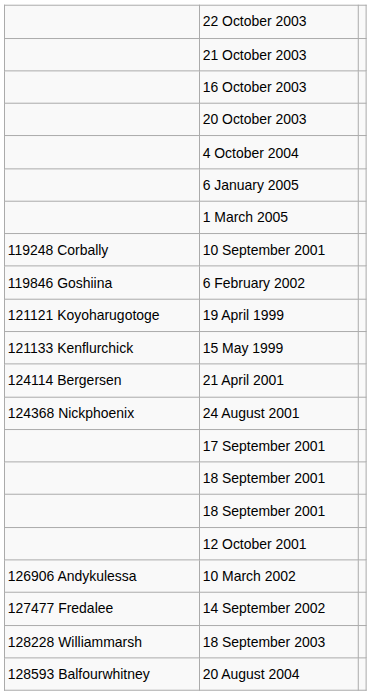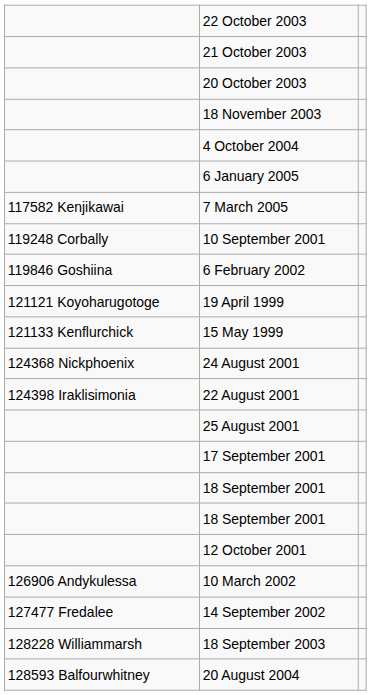- row: (102, 87)
+ row: (102, 114)
- row: (102, 217)
+ row: (66, 208)
- row: (65, 381)
+ row: (72, 395)
+ row: (102, 426)
